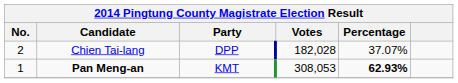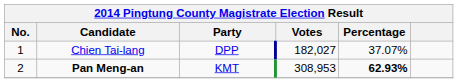(21, 50) 2 -> (21, 50) 1
(315, 50) 182,028 -> (315, 50) 182,027
(21, 68) 1 -> (21, 68) 2
(315, 68) 308,053 -> (315, 68) 308,953
